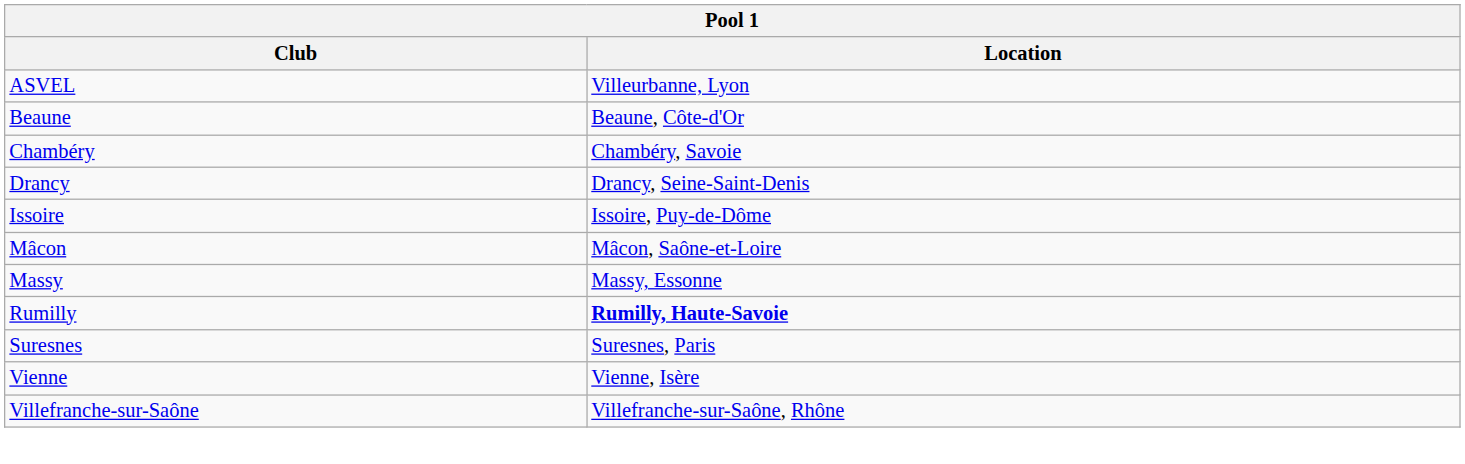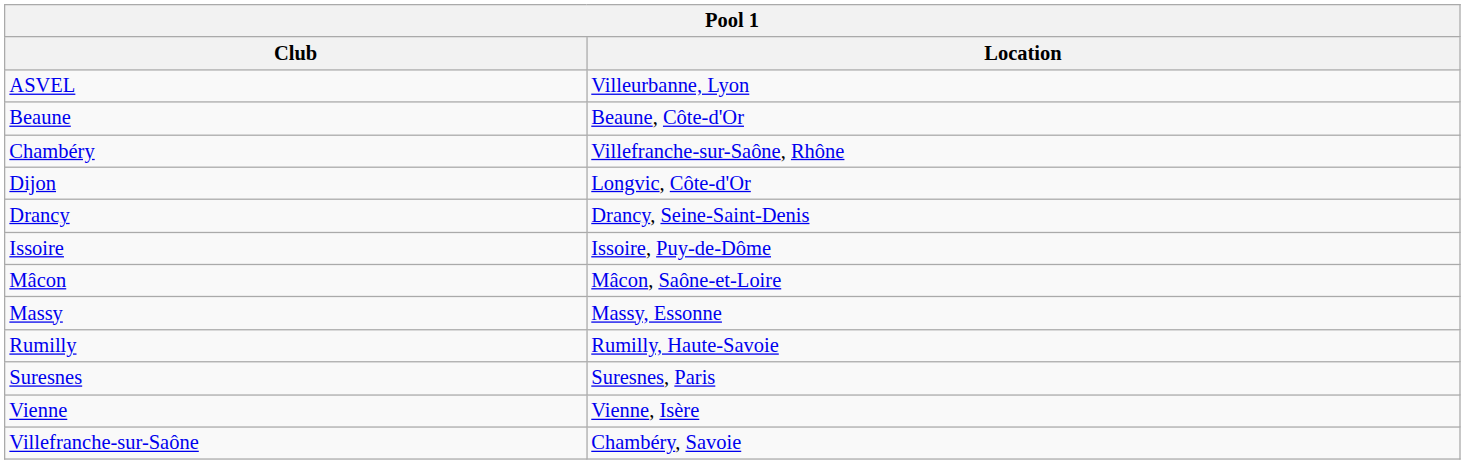(666, 150) Chambéry, Savoie -> (718, 150) Villefranche-sur-Saône, Rhône
+ row: (33, 183)
(690, 313) bold -> (685, 345) normal
(718, 410) Villefranche-sur-Saône, Rhône -> (666, 442) Chambéry, Savoie
